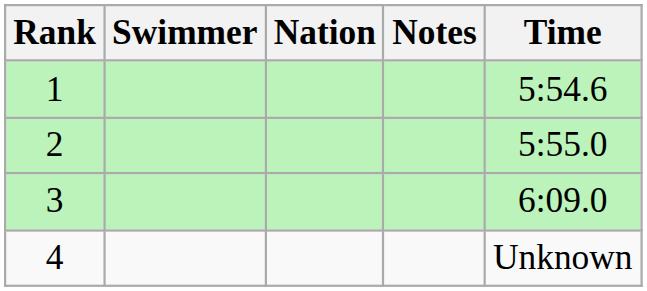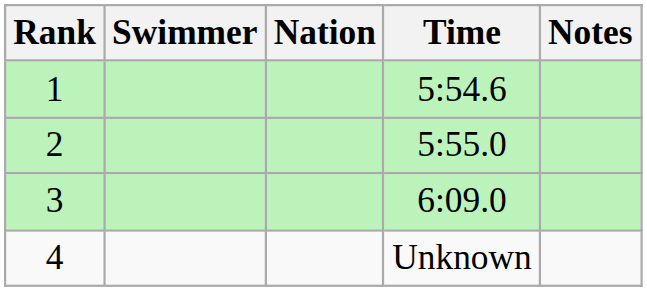columns swapped: (563, 32) <-> (434, 32)
